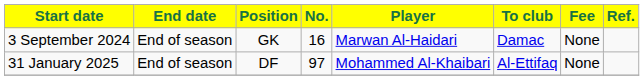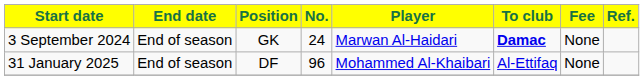(317, 39) 16 -> (317, 39) 24
(521, 39) normal -> (521, 39) bold
(317, 63) 97 -> (317, 63) 96
